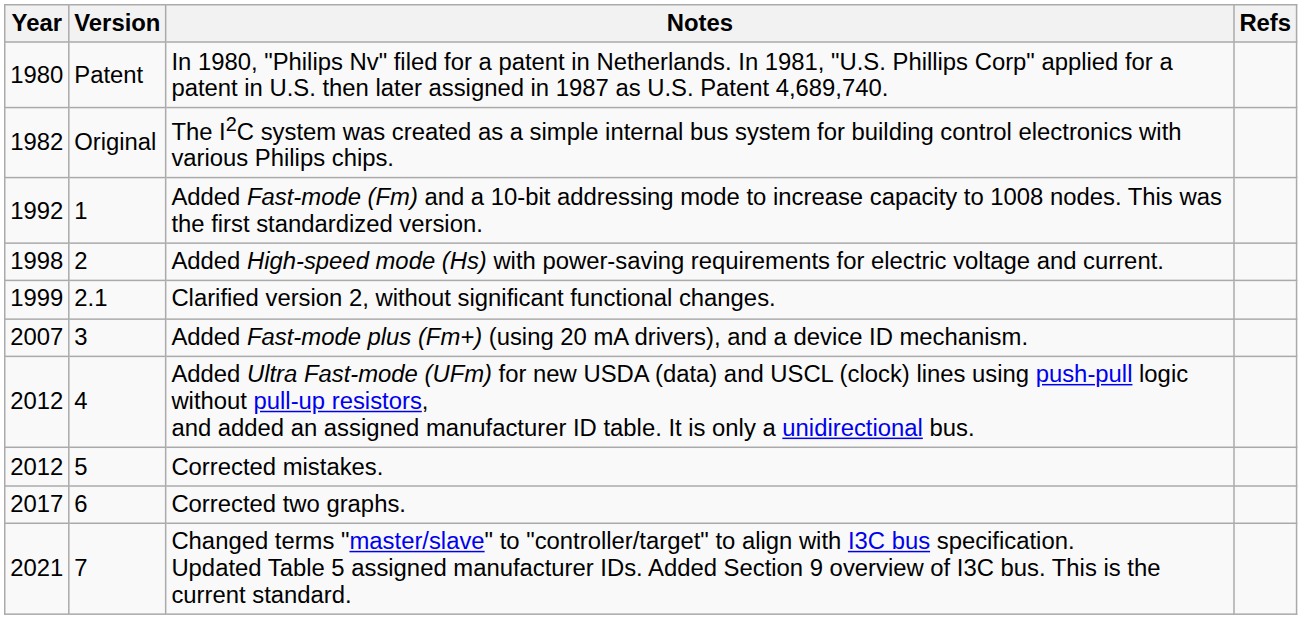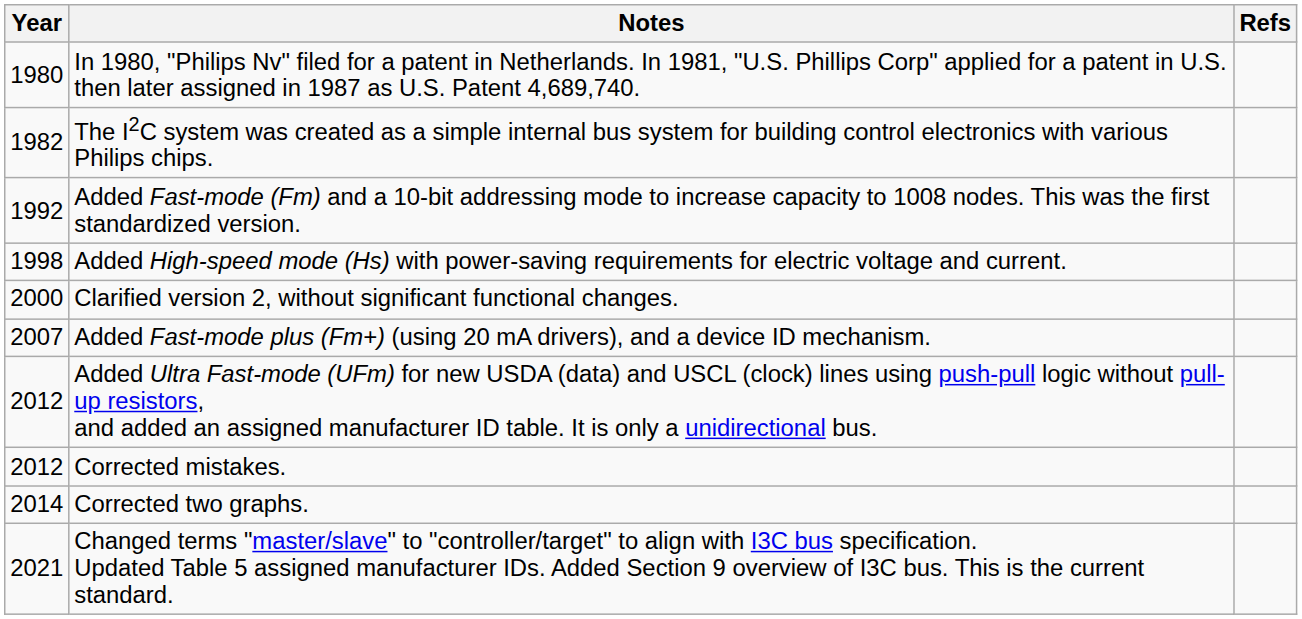- column: (117, 23)
(37, 299) 1999 -> (37, 299) 2000
(37, 504) 2017 -> (37, 504) 2014
